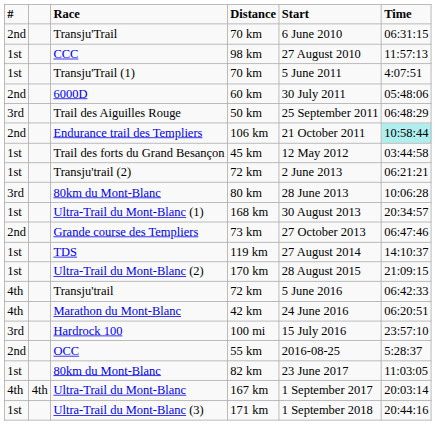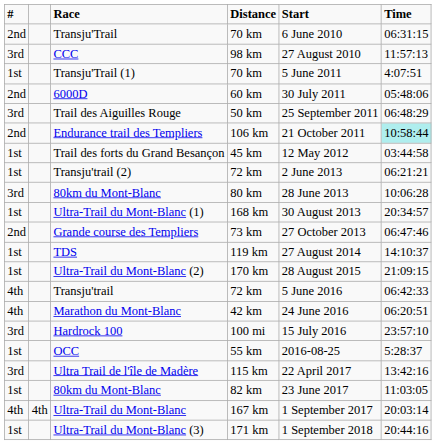(15, 53) 1st -> (16, 53) 3rd
(17, 350) 2nd -> (15, 350) 1st
+ row: (126, 370)
